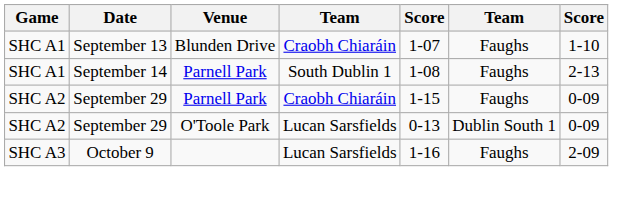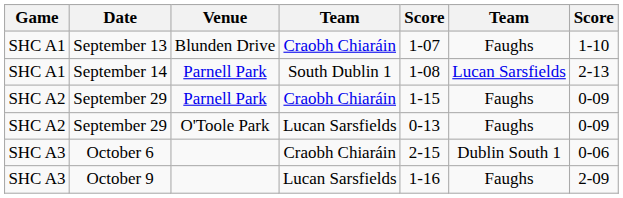(504, 71) Faughs -> (509, 71) Lucan Sarsfields
(504, 125) Dublin South 1 -> (509, 125) Faughs
+ row: (120, 152)
